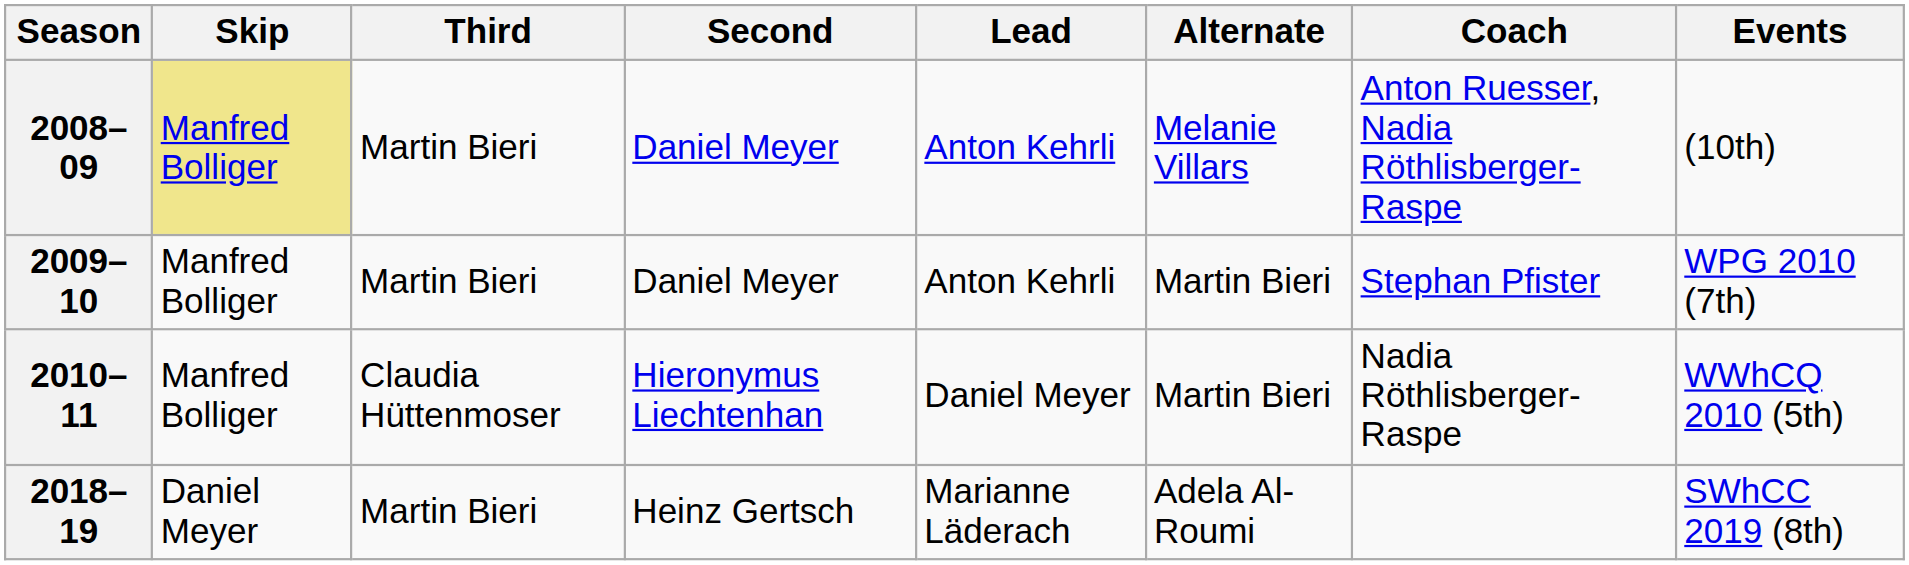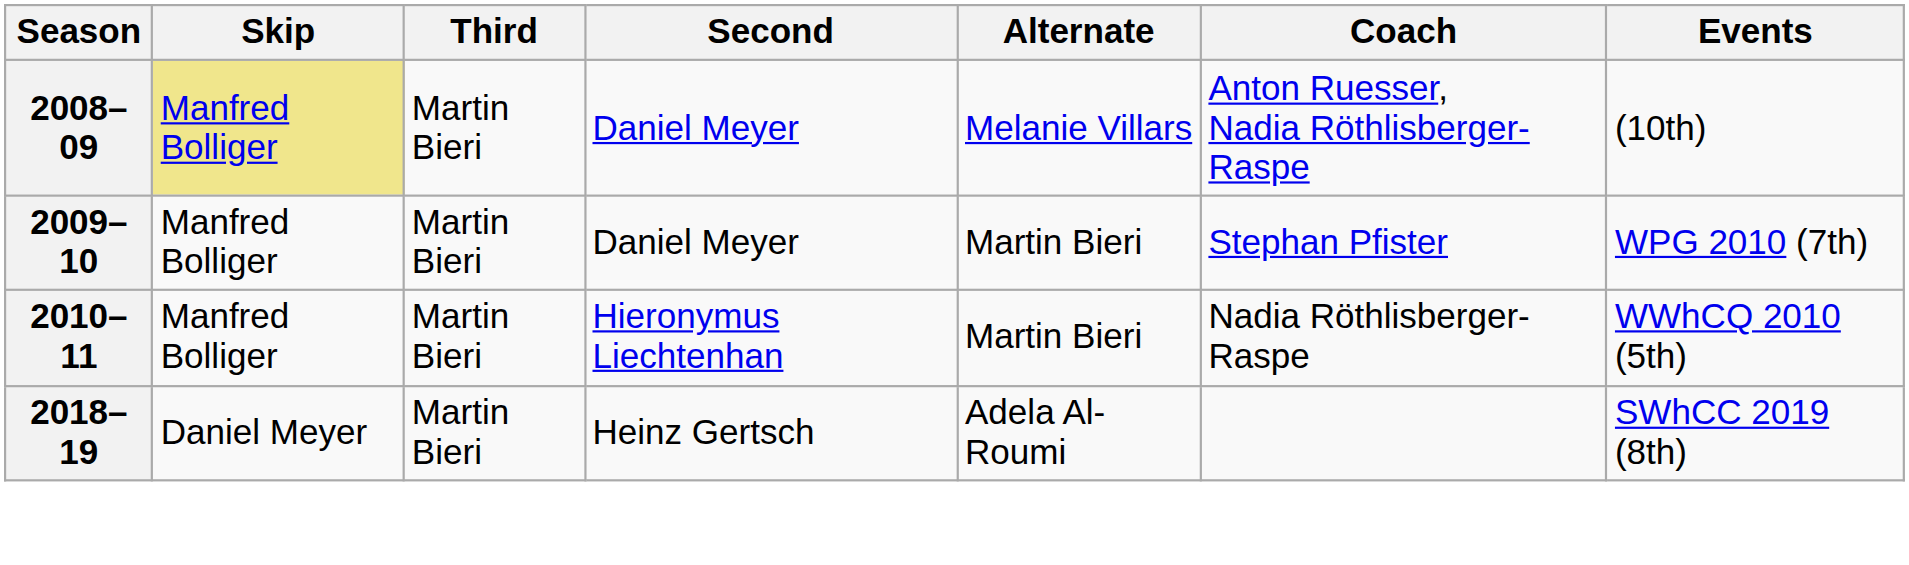- column: (1031, 32)
(460, 396) Claudia Hüttenmoser -> (461, 336) Martin Bieri
